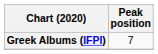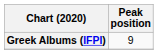(131, 40) 7 -> (131, 40) 9
